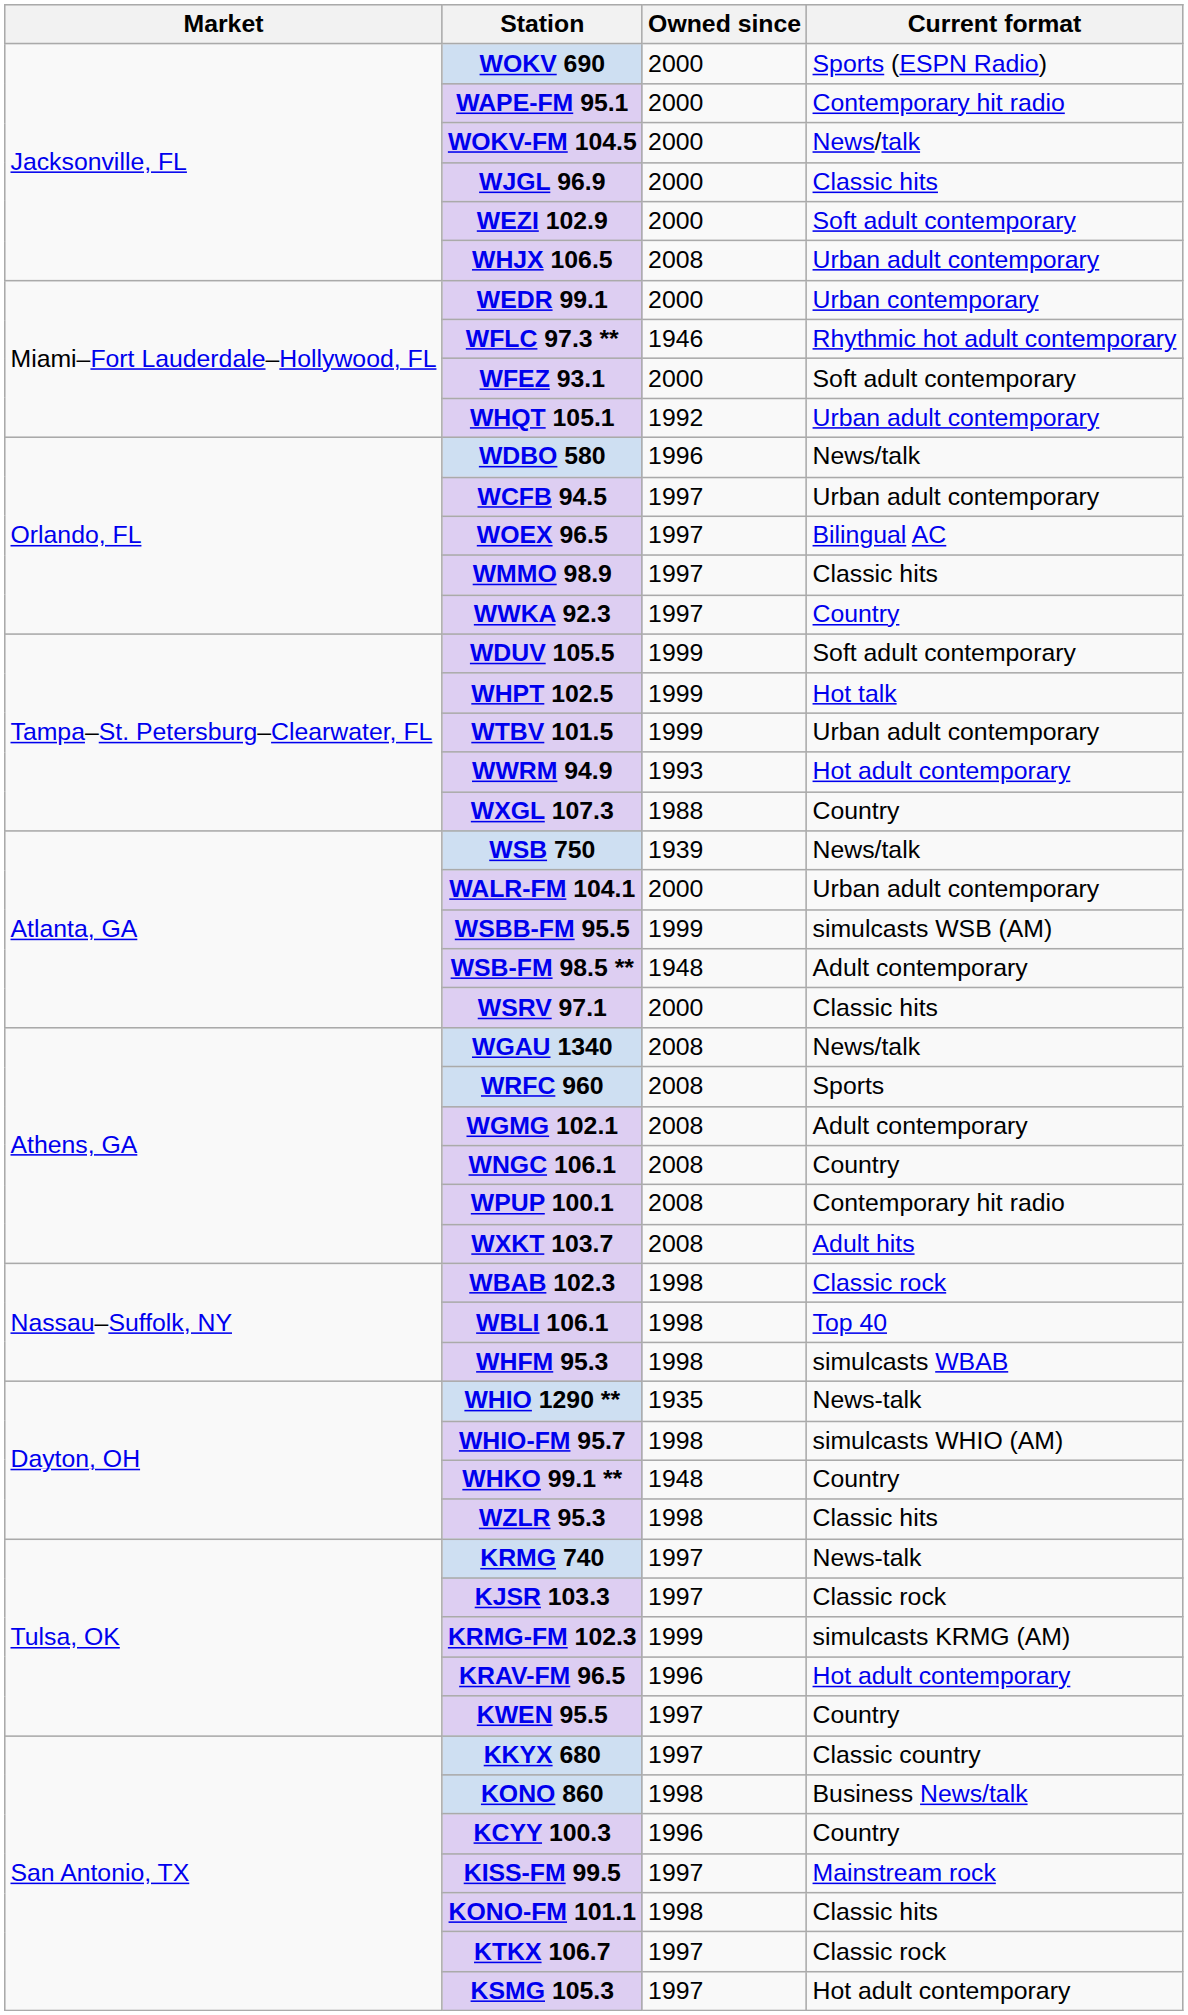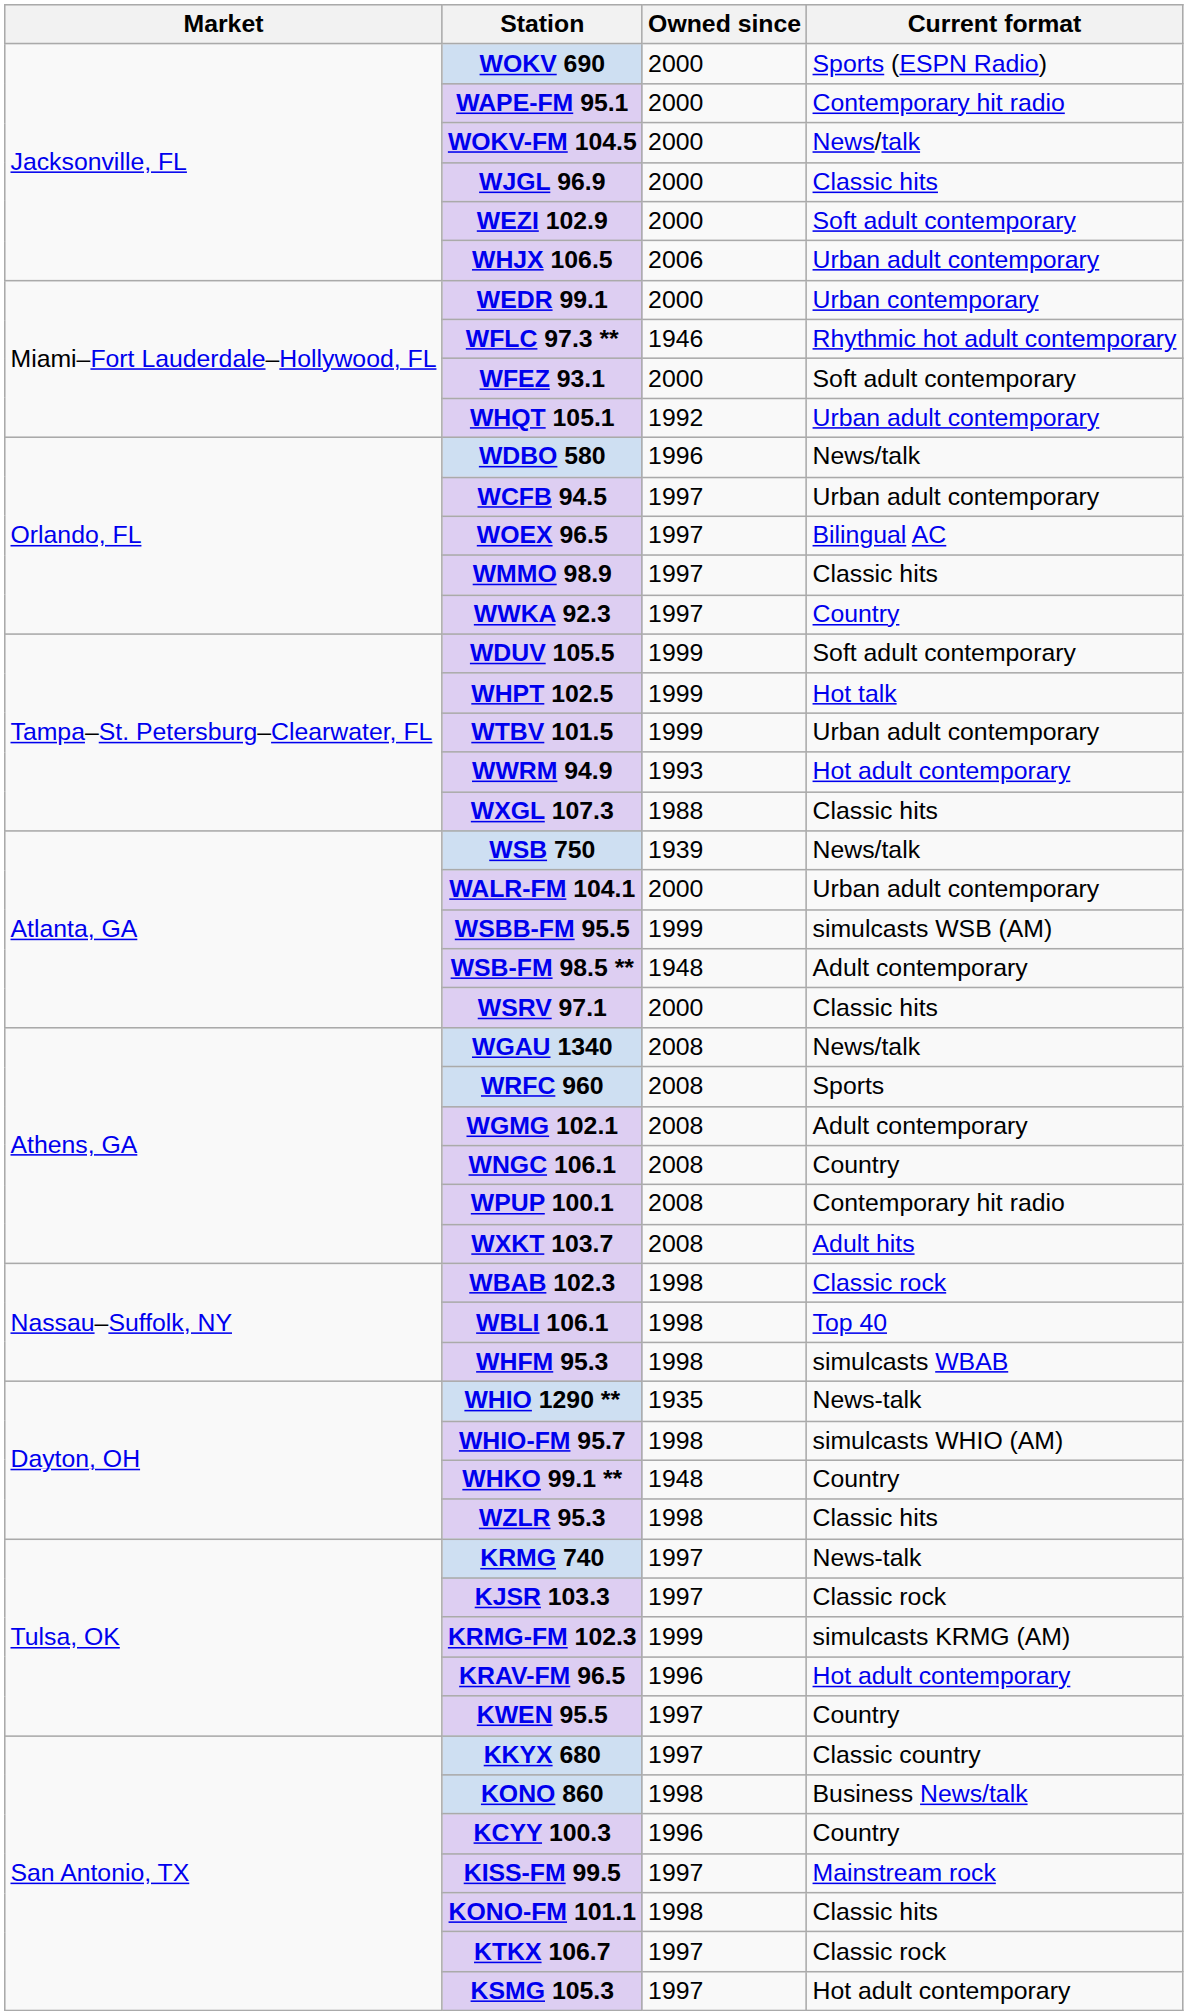(676, 260) 2008 -> (676, 260) 2006
(856, 810) Country -> (875, 810) Classic hits
